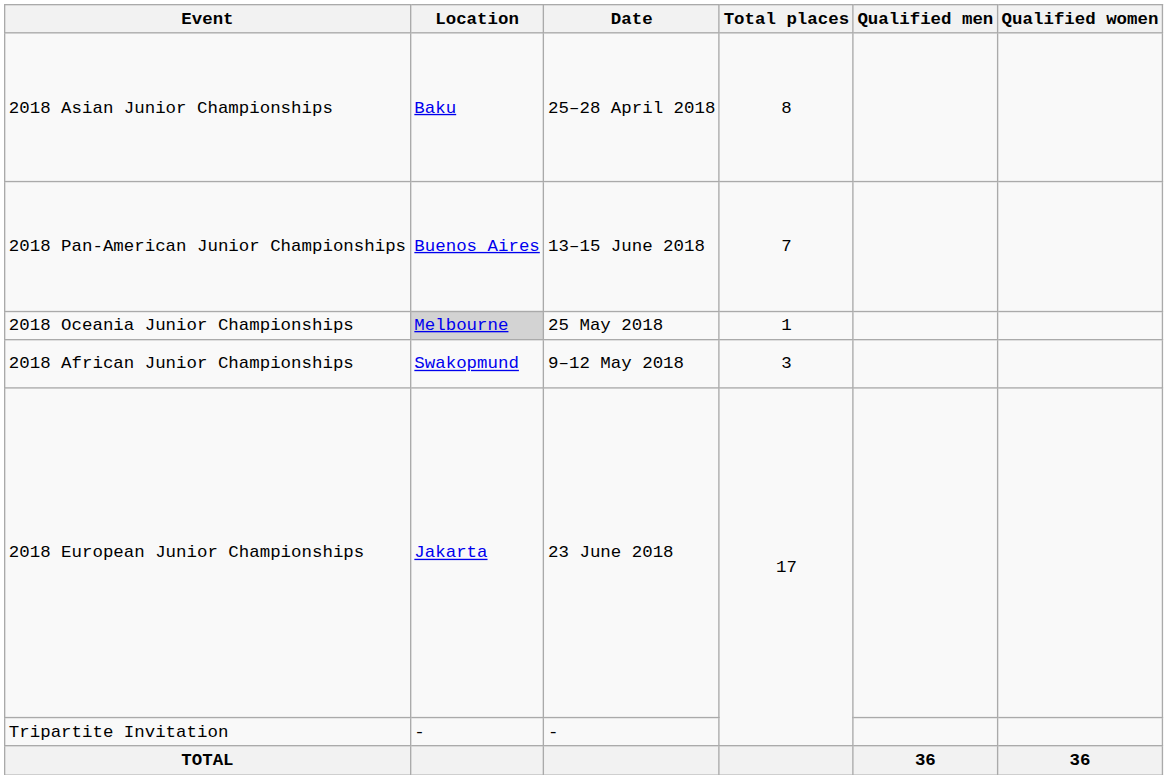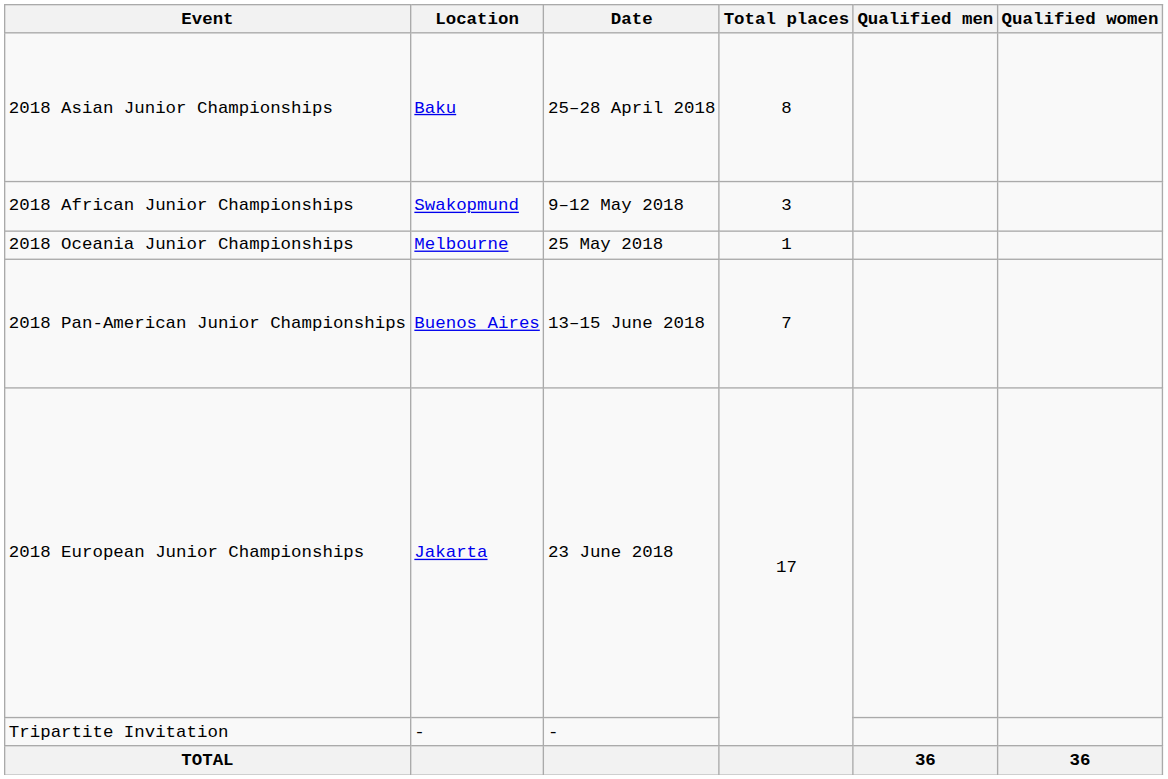rows swapped: (181, 364) <-> (207, 246)
(461, 325) lightgrey background -> (461, 245) no background
